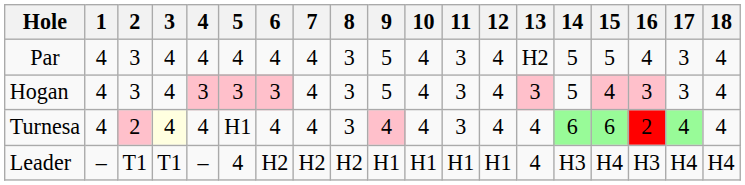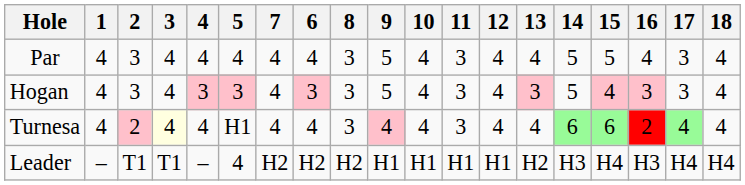columns swapped: (275, 22) <-> (312, 22)
(535, 57) H2 -> (535, 57) 4
(535, 162) 4 -> (535, 162) H2
